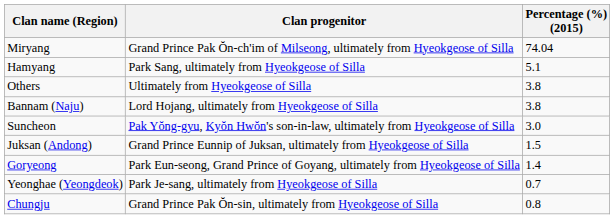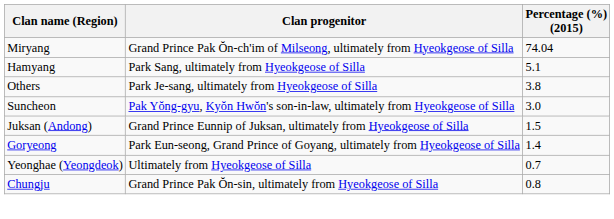(220, 86) Ultimately from Hyeokgeose of Silla -> (253, 86) Park Je-sang, ultimately from Hyeokgeose of Silla
- row: (45, 106)
(253, 184) Park Je-sang, ultimately from Hyeokgeose of Silla -> (220, 164) Ultimately from Hyeokgeose of Silla
